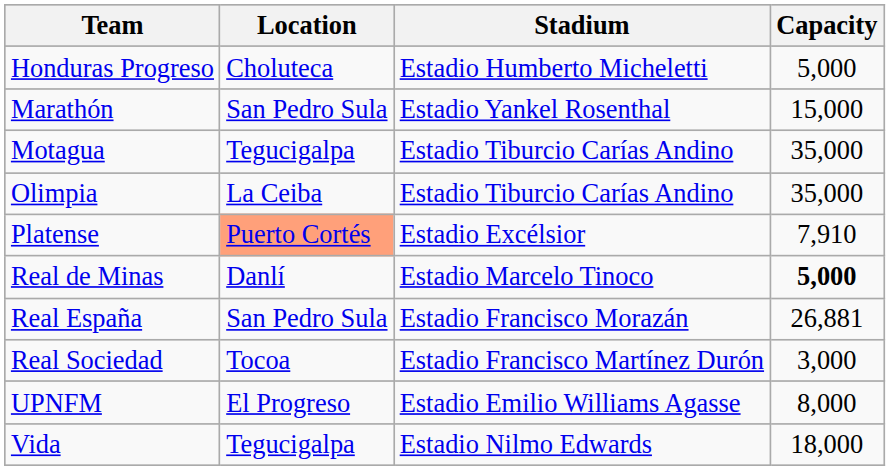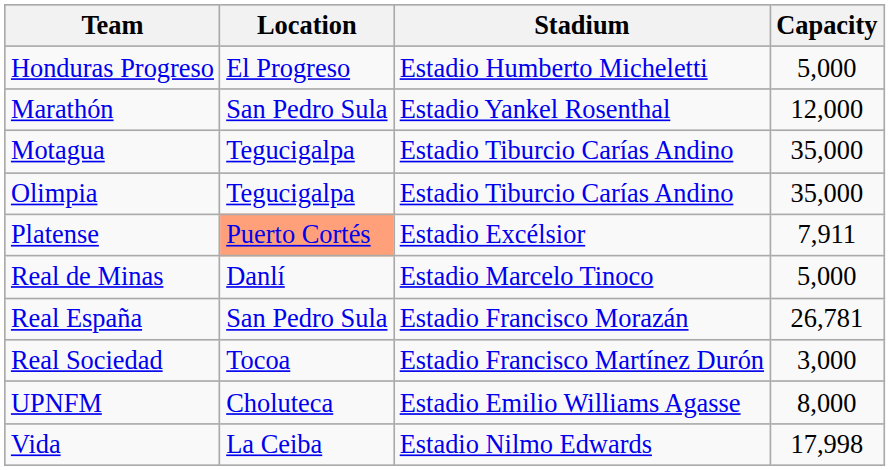(280, 67) Choluteca -> (288, 67) El Progreso
(827, 109) 15,000 -> (827, 109) 12,000
(274, 192) La Ceiba -> (290, 192) Tegucigalpa
(827, 234) 7,910 -> (827, 234) 7,911
(827, 276) bold -> (827, 276) normal
(827, 318) 26,881 -> (827, 318) 26,781
(288, 402) El Progreso -> (280, 402) Choluteca
(290, 444) Tegucigalpa -> (274, 444) La Ceiba
(827, 444) 18,000 -> (827, 444) 17,998
